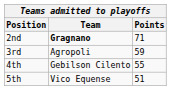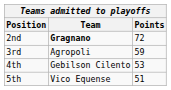(139, 38) 71 -> (139, 38) 72
(139, 65) 55 -> (139, 65) 53
